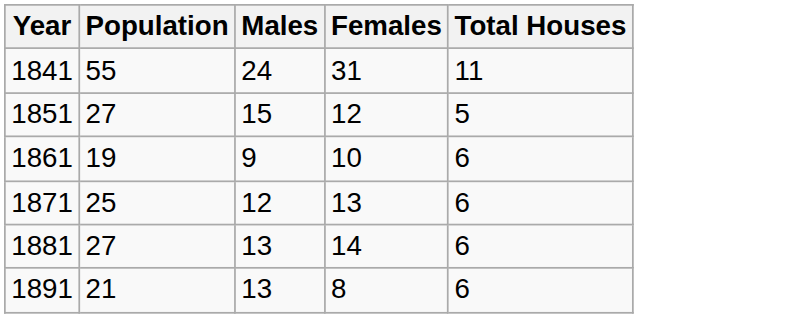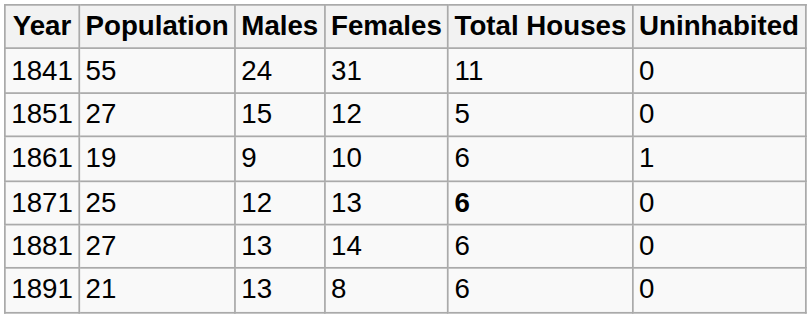+ column: (719, 26)
(462, 202) normal -> (462, 202) bold
